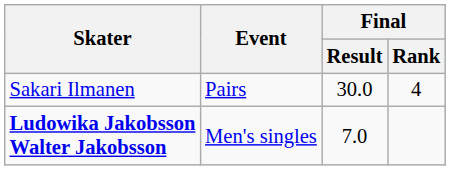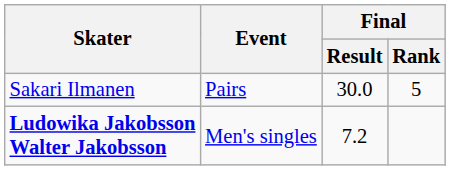(416, 89) 4 -> (416, 89) 5
(355, 135) 7.0 -> (355, 135) 7.2
